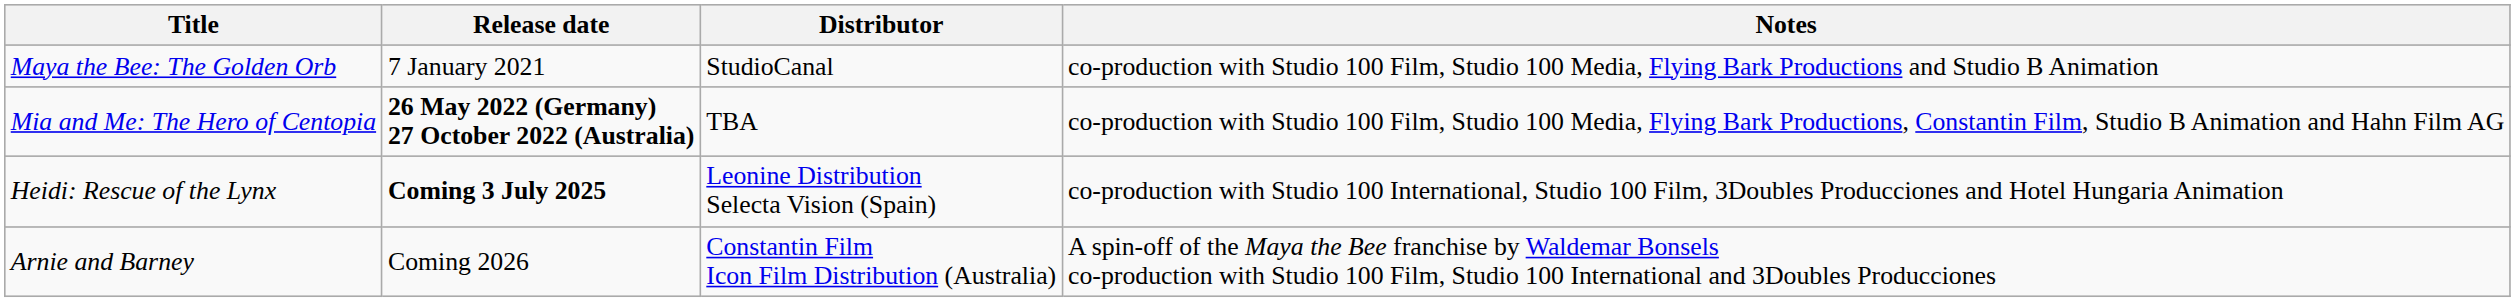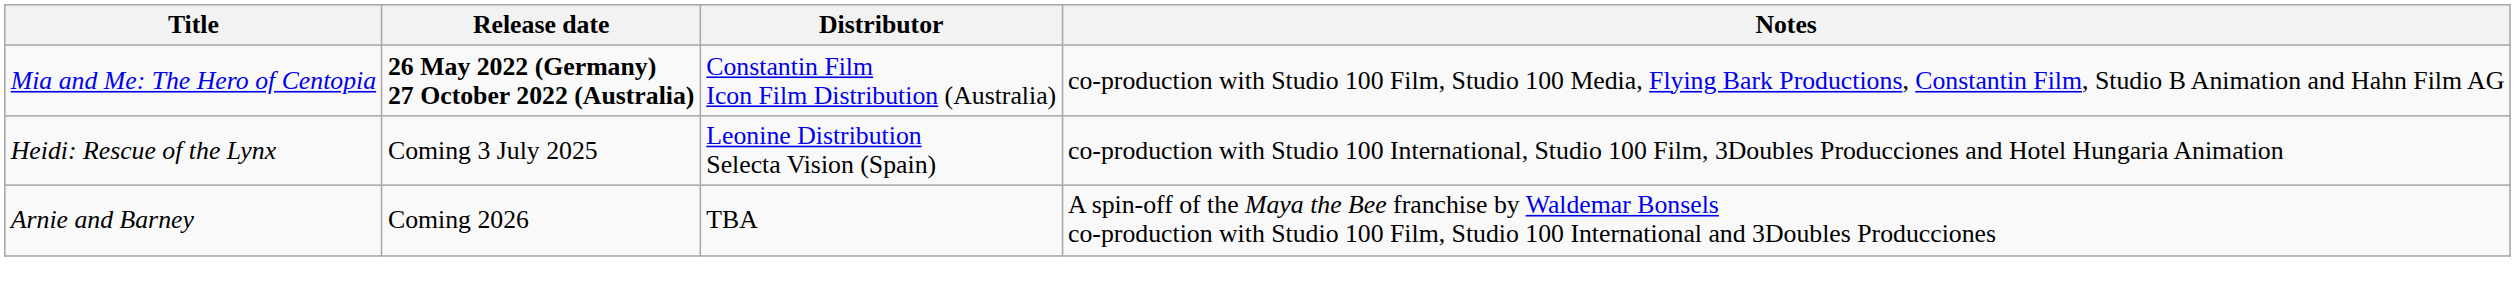- row: (173, 65)
(732, 121) TBA -> (881, 80) Constantin Film Icon Film Distribution (Australia)
(497, 190) bold -> (493, 150) normal
(881, 260) Constantin Film Icon Film Distribution (Australia) -> (732, 219) TBA
